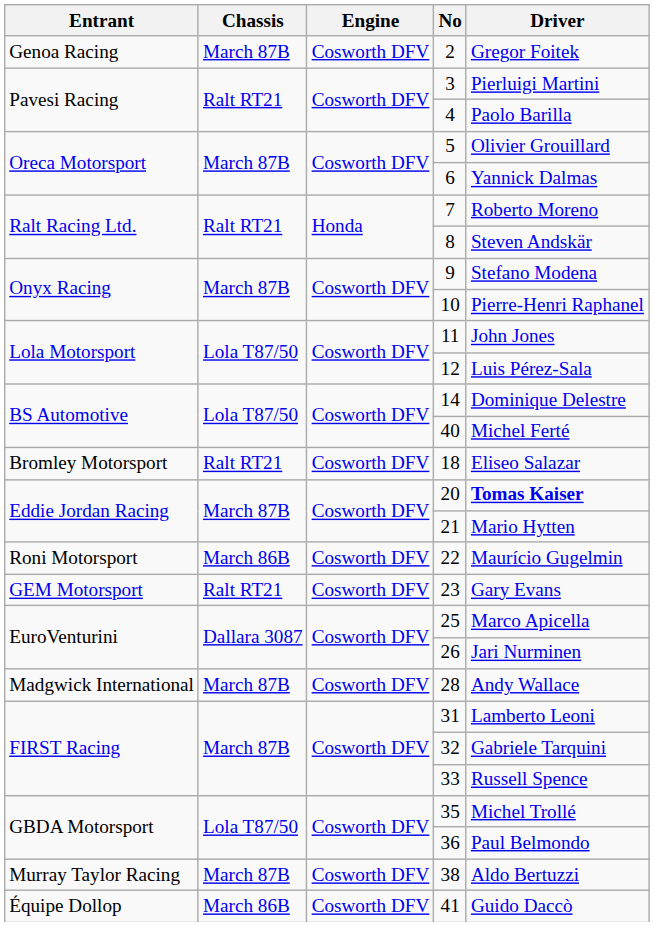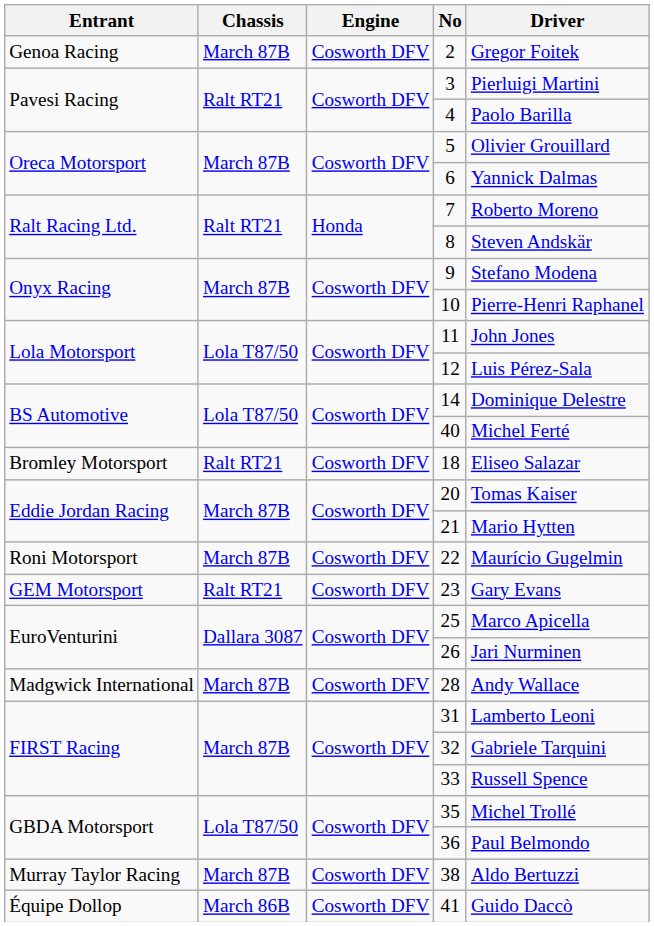(527, 494) bold -> (524, 494) normal
(246, 557) March 86B -> (246, 557) March 87B
